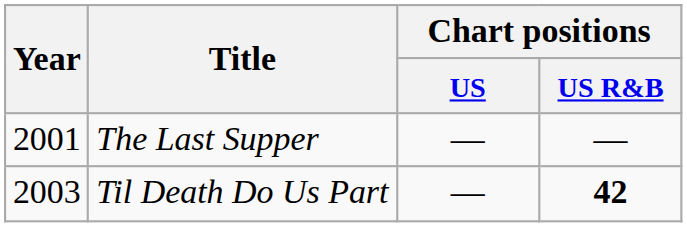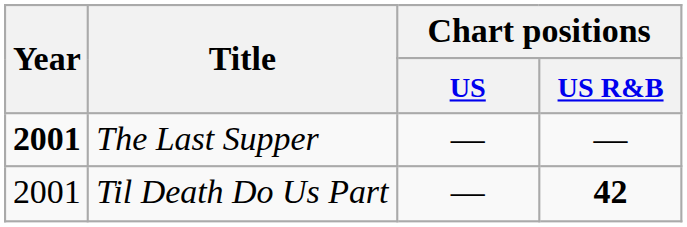(47, 138) normal -> (47, 138) bold
(47, 192) 2003 -> (47, 192) 2001
